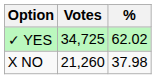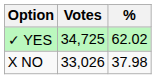(83, 62) 21,260 -> (83, 62) 33,026
